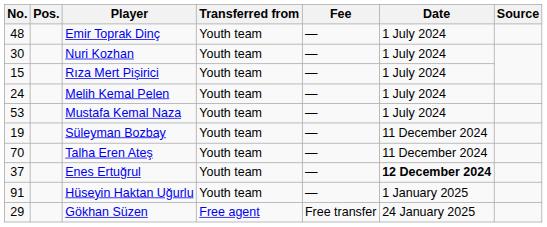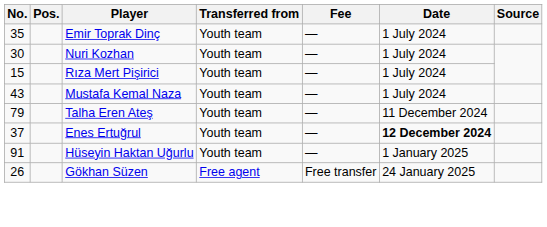(17, 34) 48 -> (17, 34) 35
- row: (117, 93)
(17, 113) 53 -> (17, 93) 43
- row: (116, 133)
(17, 152) 70 -> (17, 113) 79
(17, 212) 29 -> (17, 172) 26
